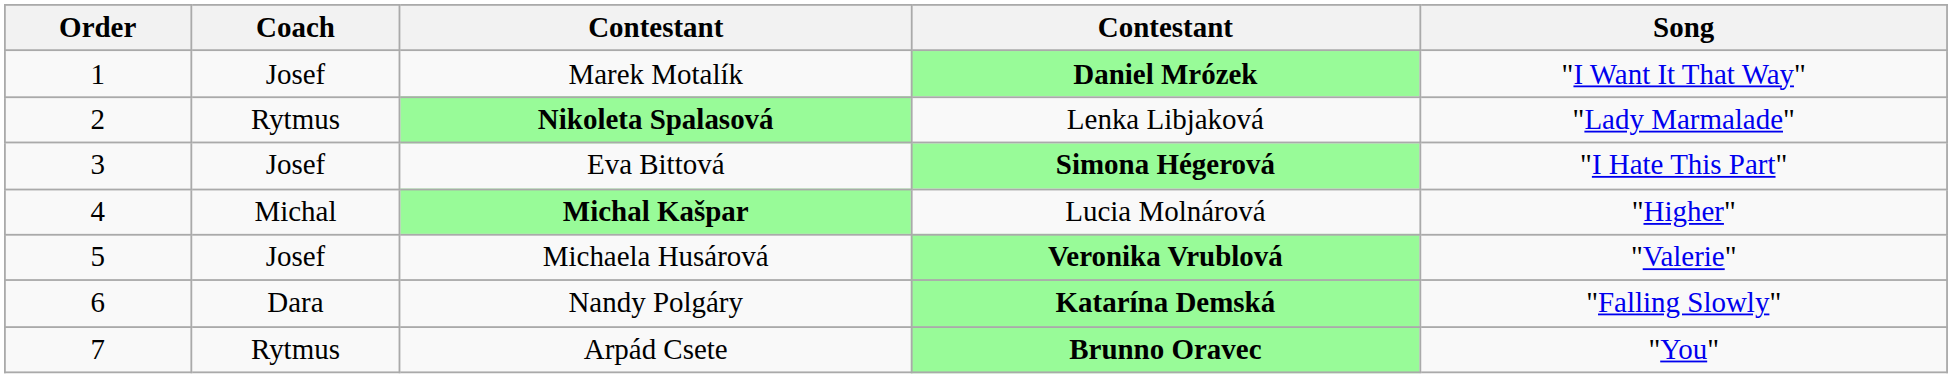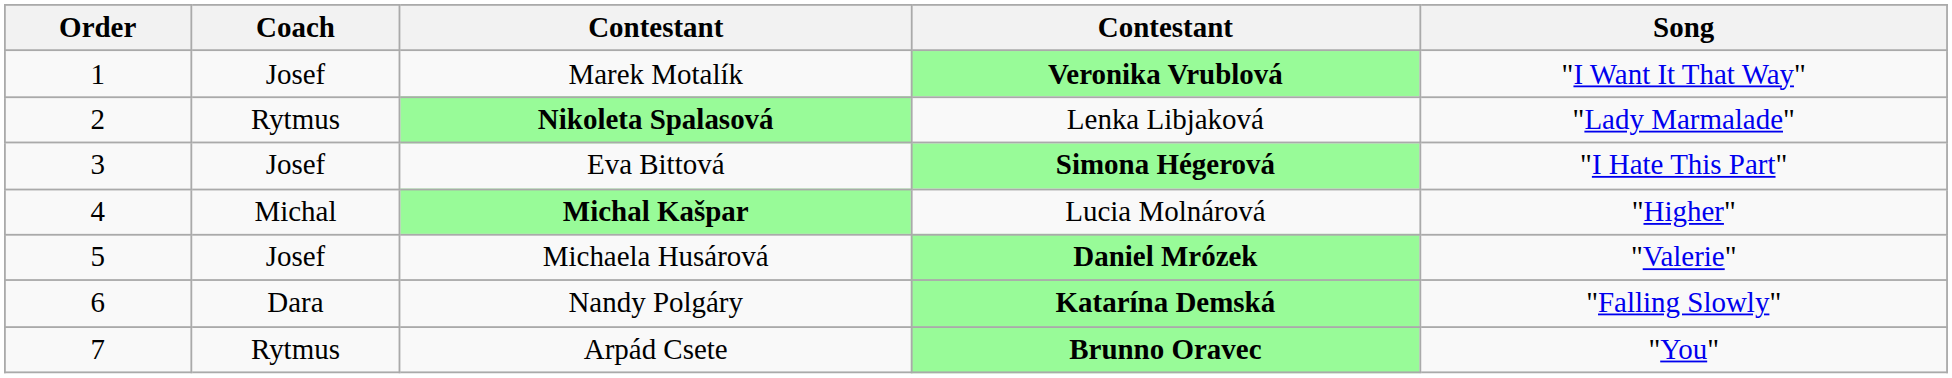(1165, 73) Daniel Mrózek -> (1165, 73) Veronika Vrublová
(1165, 257) Veronika Vrublová -> (1165, 257) Daniel Mrózek
